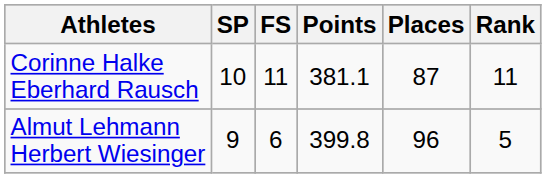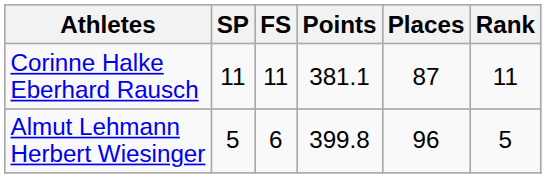(233, 76) 10 -> (233, 76) 11
(233, 141) 9 -> (233, 141) 5
